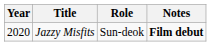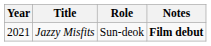(19, 31) 2020 -> (19, 31) 2021
